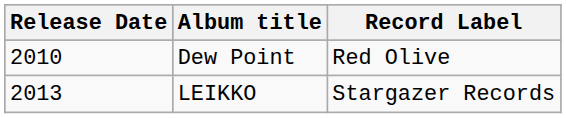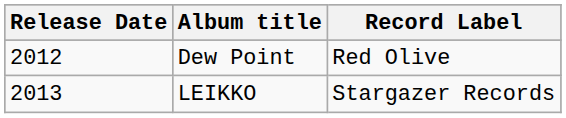(36, 58) 2010 -> (36, 58) 2012
